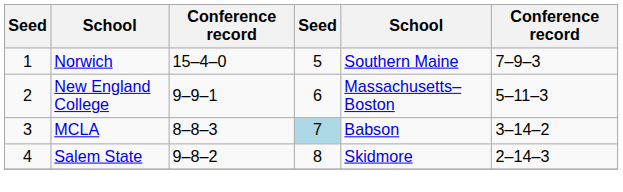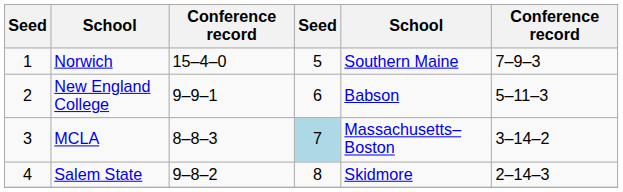(403, 95) Massachusetts–Boston -> (372, 95) Babson
(372, 130) Babson -> (403, 139) Massachusetts–Boston
